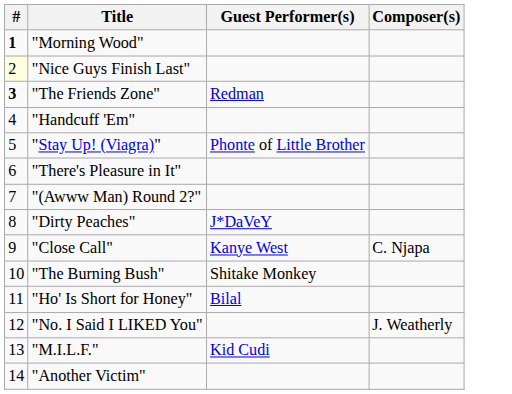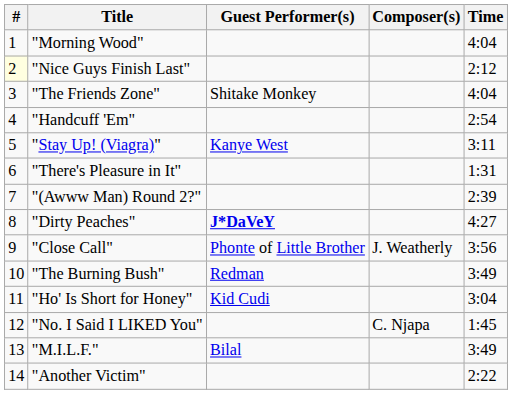+ column: (486, 17)
(12, 42) bold -> (12, 42) normal
(12, 94) bold -> (12, 94) normal
(237, 94) Redman -> (263, 94) Shitake Monkey
(287, 145) Phonte of Little Brother -> (249, 145) Kanye West
(241, 222) normal -> (243, 222) bold
(249, 247) Kanye West -> (287, 247) Phonte of Little Brother
(401, 247) C. Njapa -> (412, 247) J. Weatherly
(263, 273) Shitake Monkey -> (237, 273) Redman
(226, 299) Bilal -> (240, 299) Kid Cudi
(412, 324) J. Weatherly -> (401, 324) C. Njapa
(240, 350) Kid Cudi -> (226, 350) Bilal
